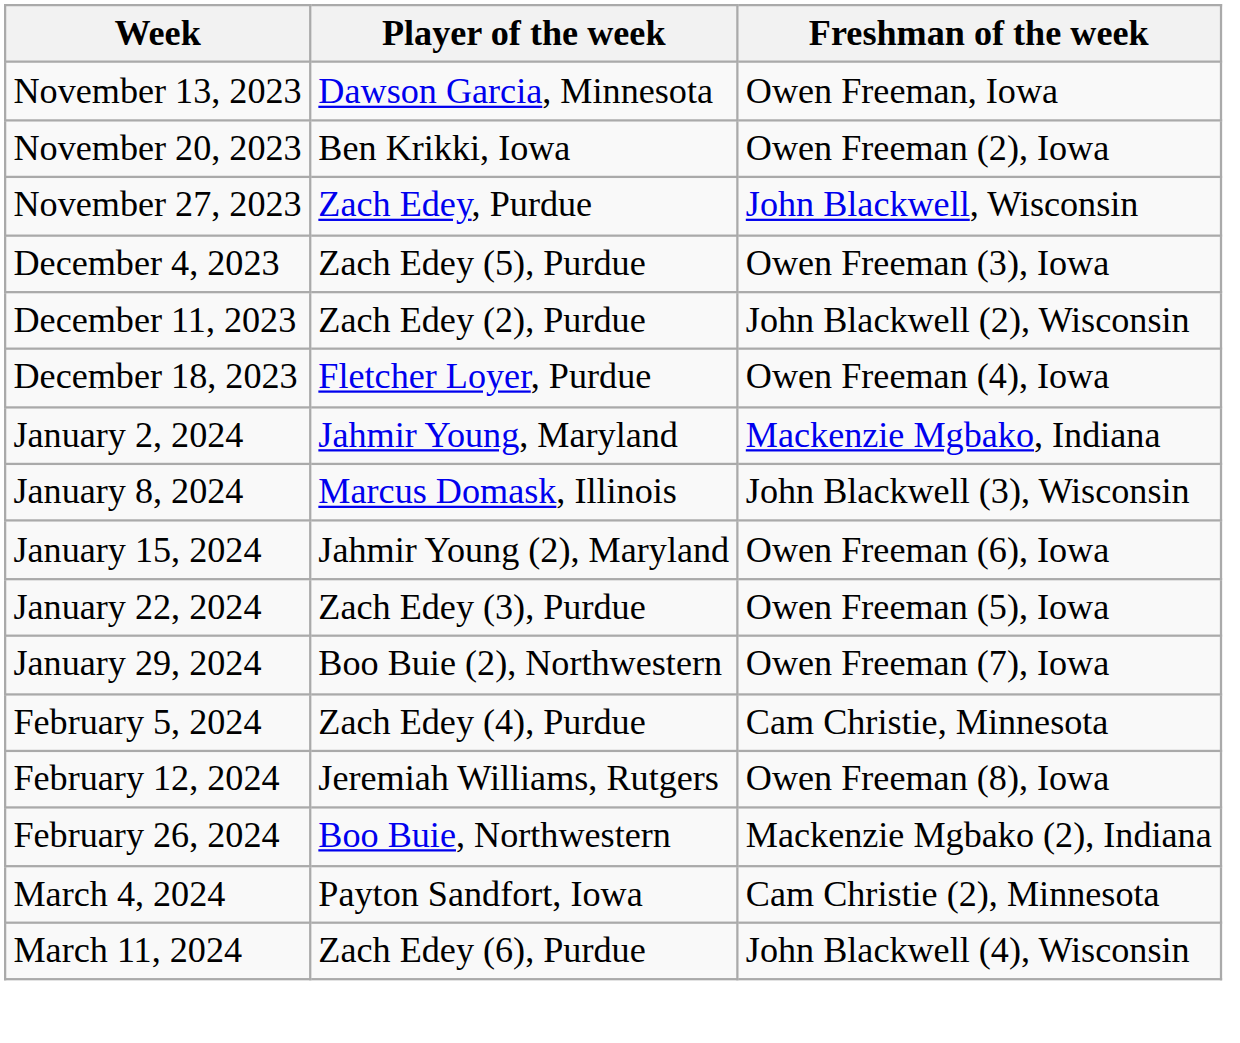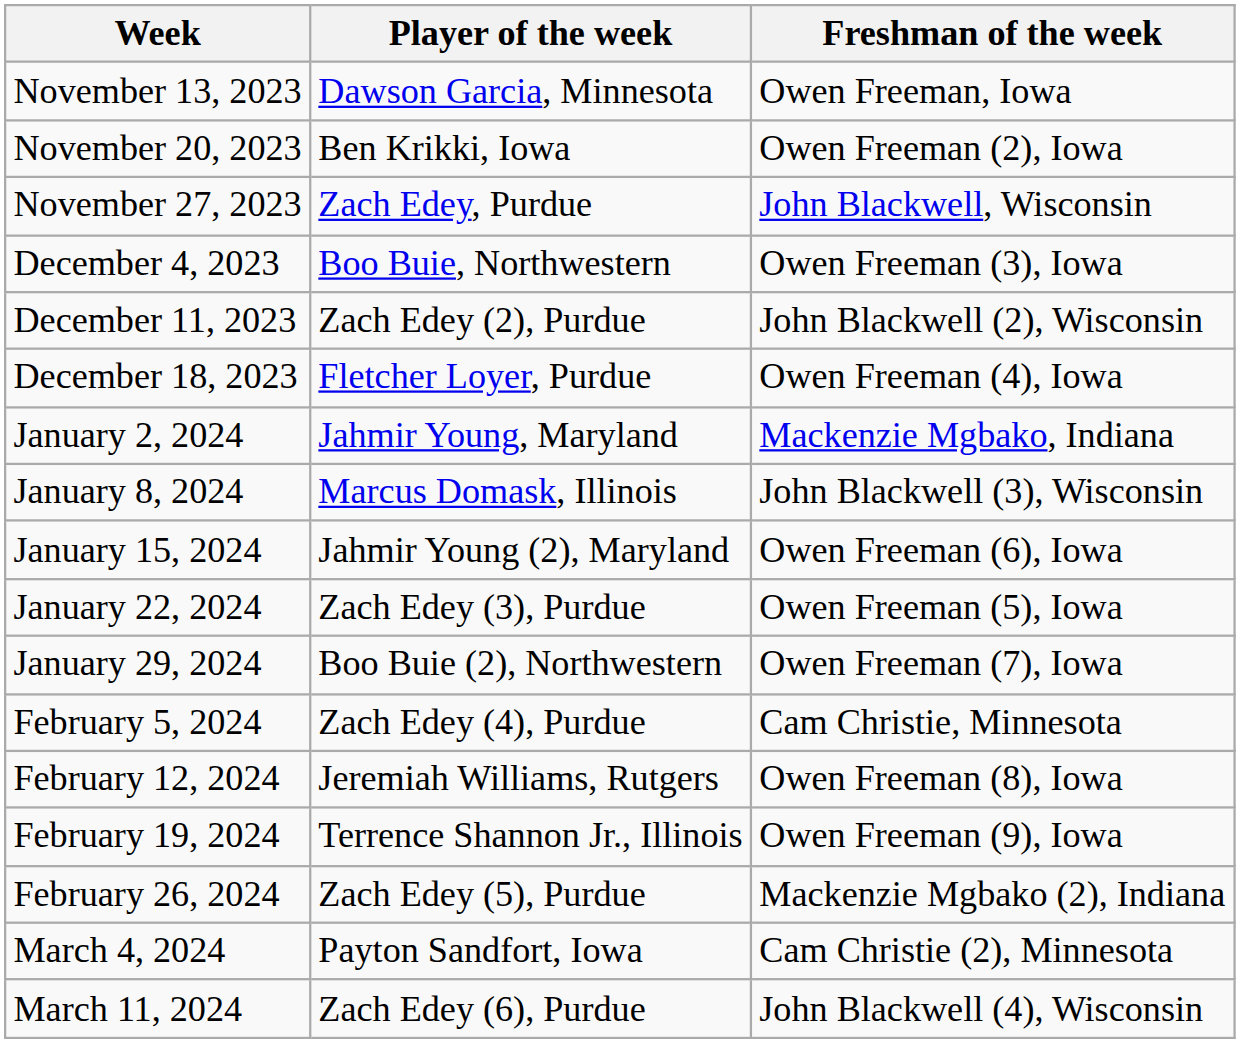(482, 262) Zach Edey (5), Purdue -> (495, 262) Boo Buie, Northwestern
+ row: (147, 836)
(495, 836) Boo Buie, Northwestern -> (482, 893) Zach Edey (5), Purdue
